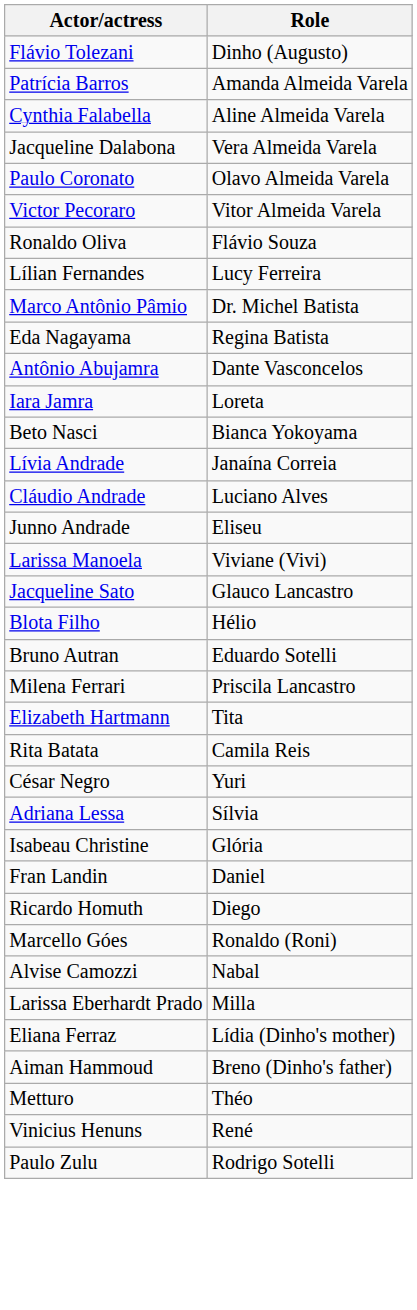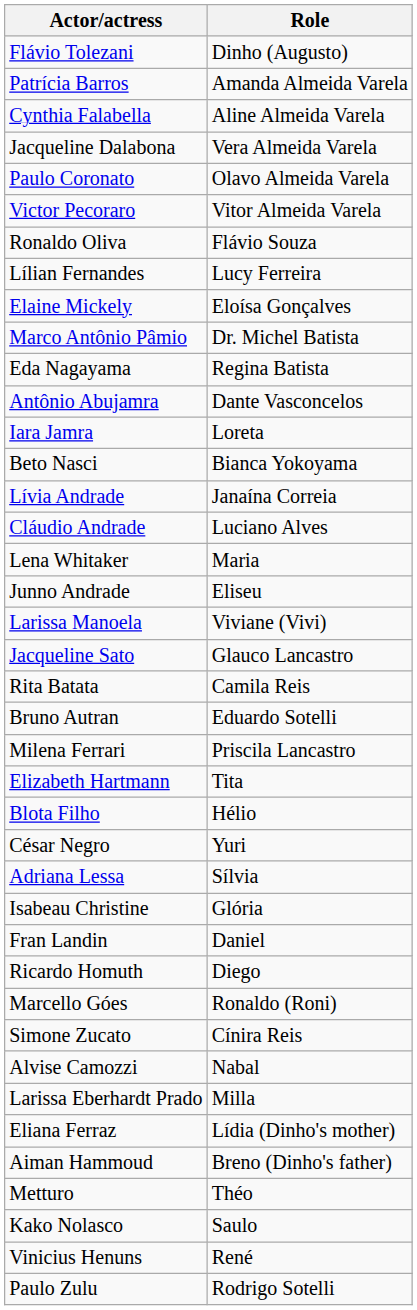+ row: (71, 305)
+ row: (69, 559)
rows swapped: (54, 749) <-> (55, 623)
+ row: (70, 1035)
+ row: (66, 1225)
